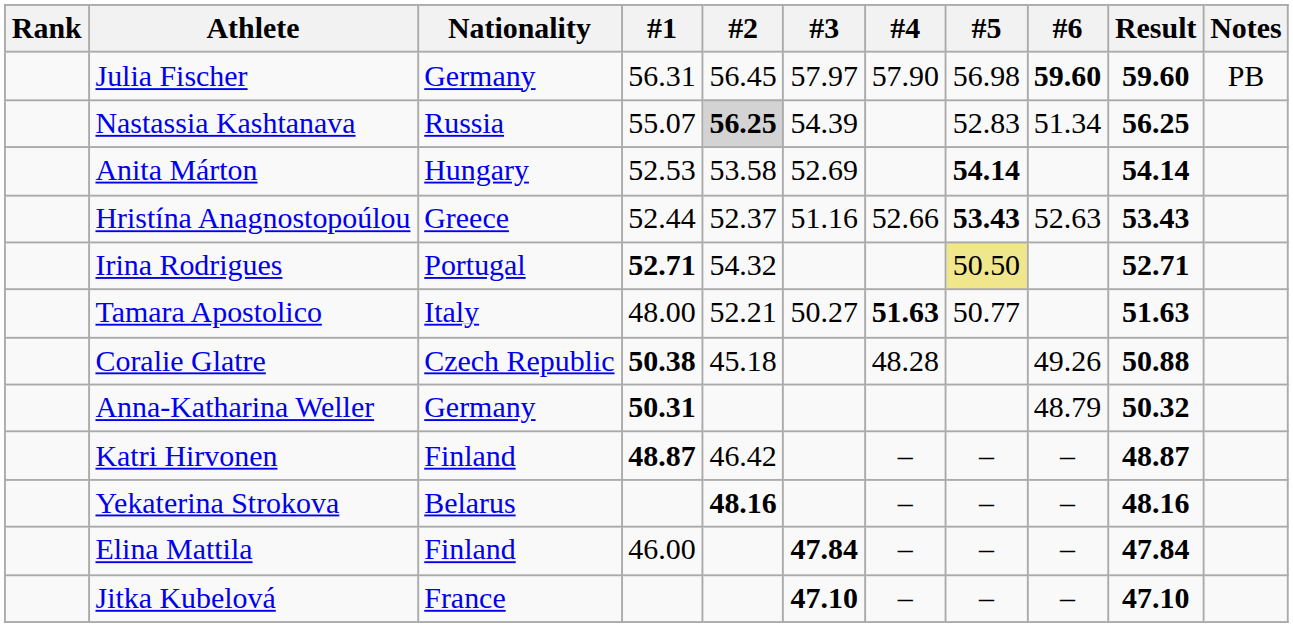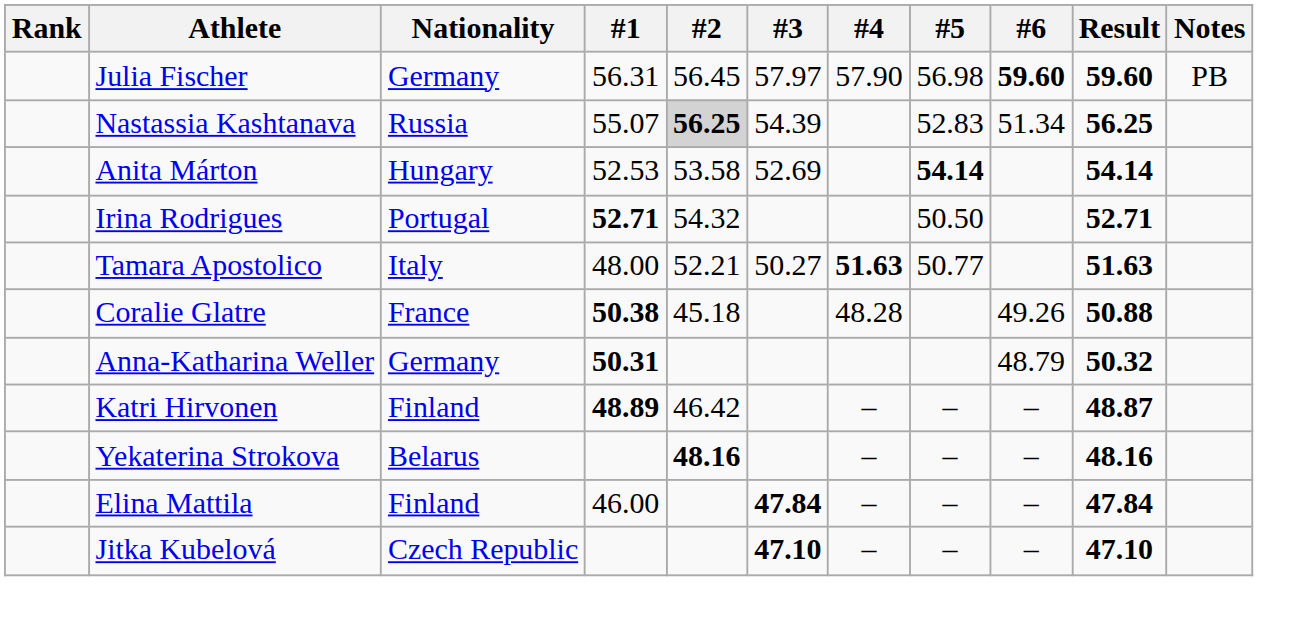- row: (253, 218)
(986, 265) khaki background -> (950, 218) no background
(519, 360) Czech Republic -> (429, 312) France
(662, 455) 48.87 -> (626, 407) 48.89
(465, 597) France -> (483, 550) Czech Republic
